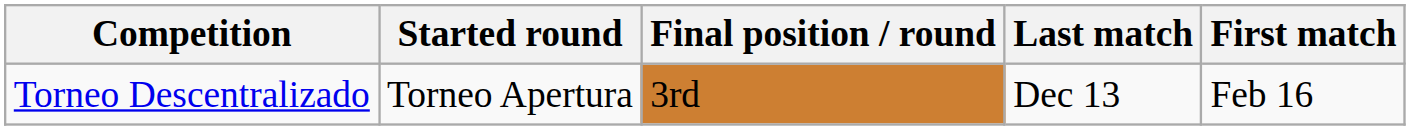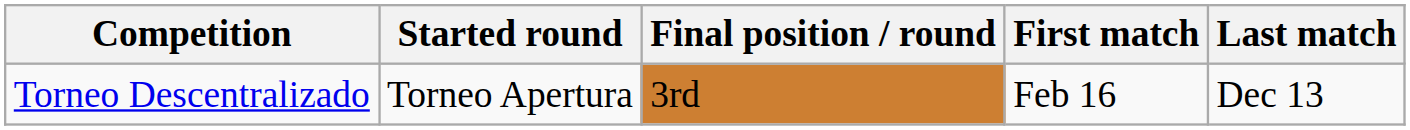columns swapped: (1303, 34) <-> (1103, 34)
